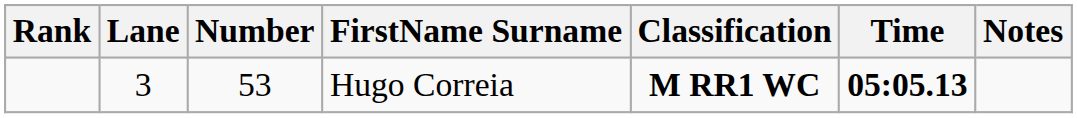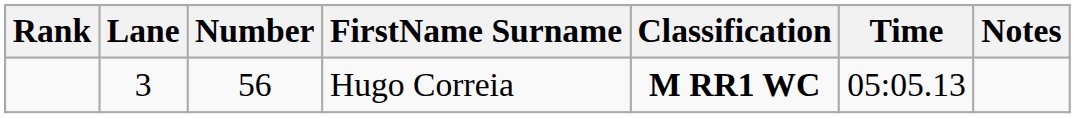(255, 84) 53 -> (255, 84) 56
(907, 84) bold -> (906, 84) normal
